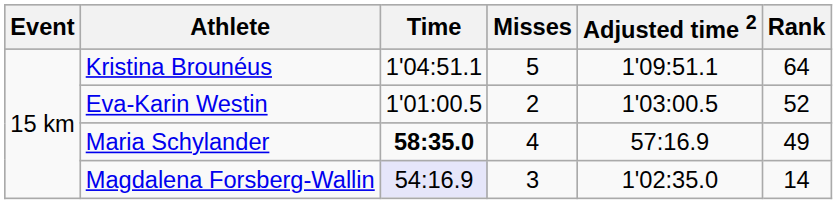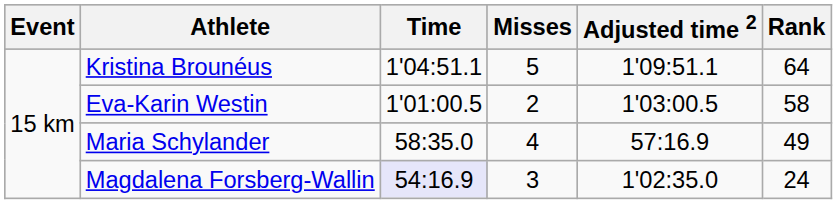(797, 105) 52 -> (797, 105) 58
(434, 142) bold -> (434, 142) normal
(797, 179) 14 -> (797, 179) 24
